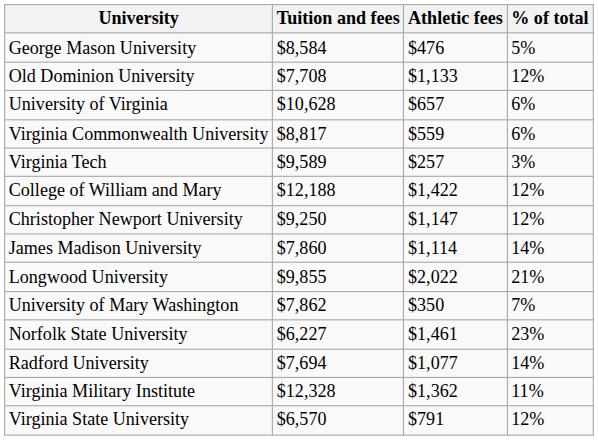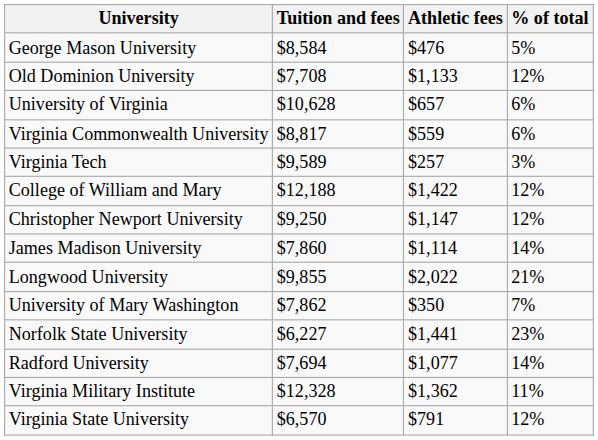(433, 334) $1,461 -> (433, 334) $1,441
